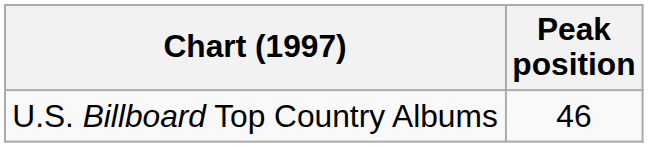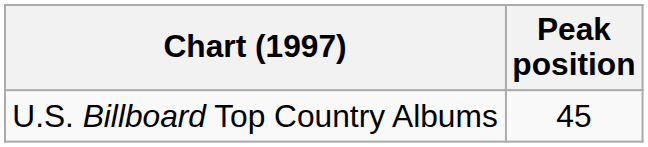(574, 115) 46 -> (574, 115) 45
